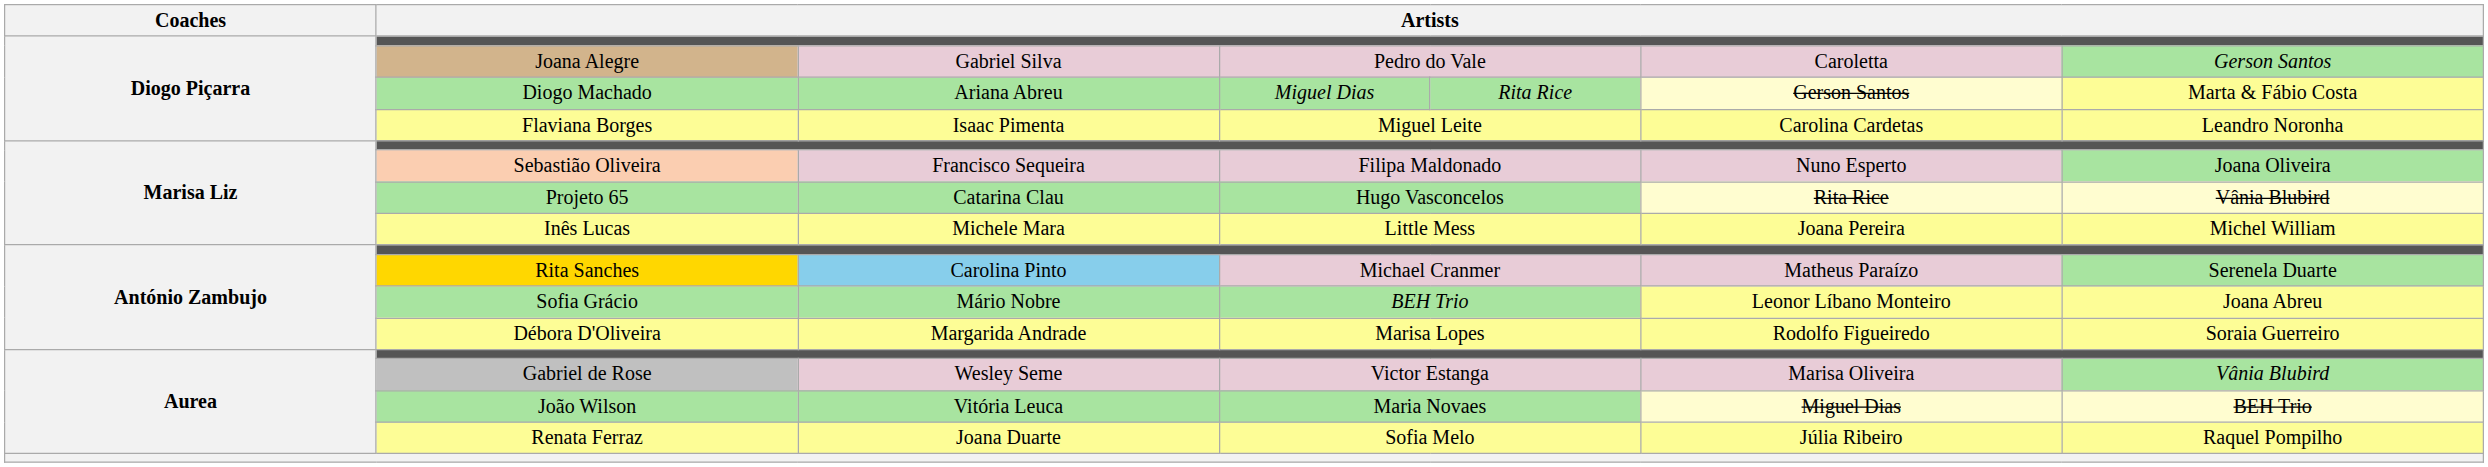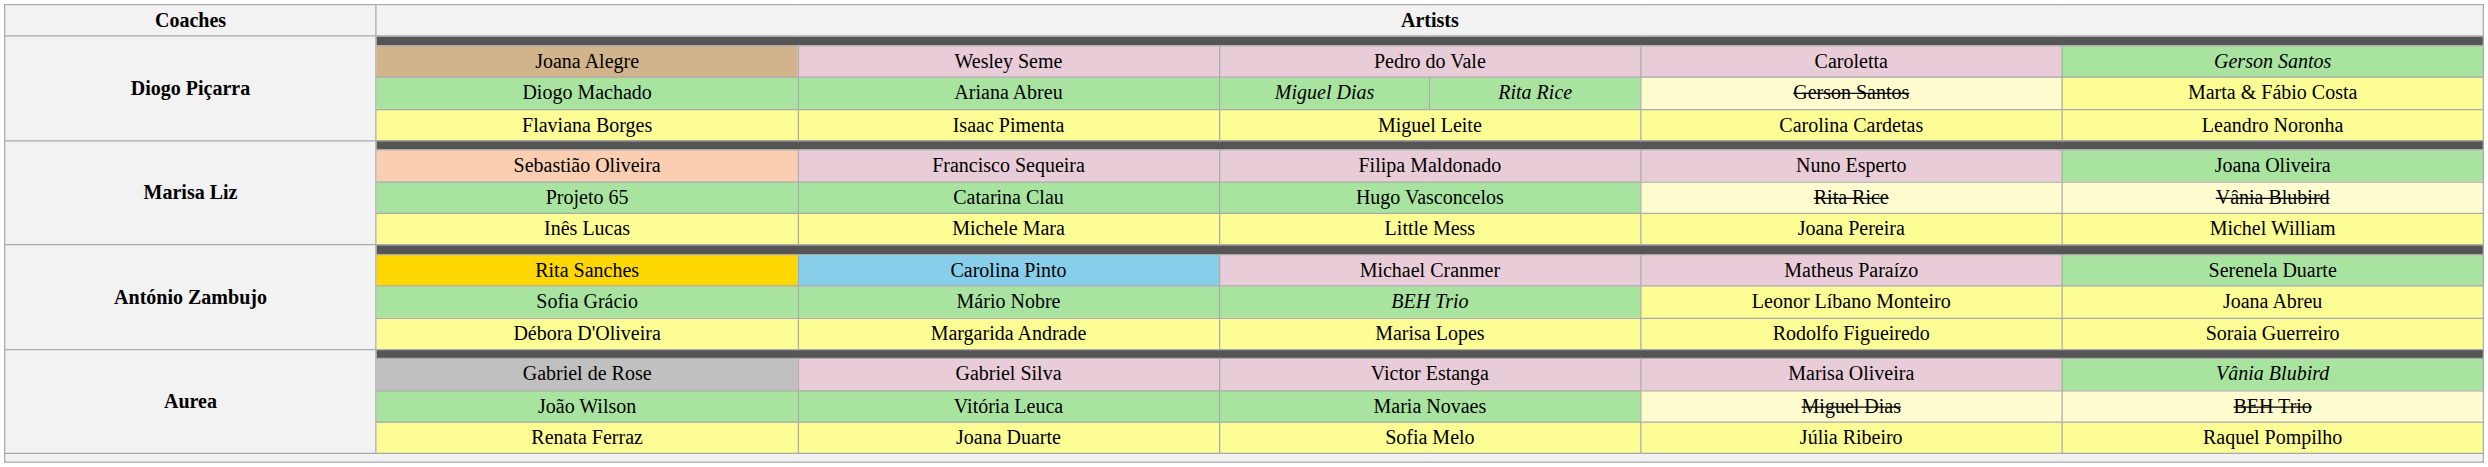(1008, 61) Gabriel Silva -> (1008, 61) Wesley Seme
(1008, 374) Wesley Seme -> (1008, 374) Gabriel Silva
